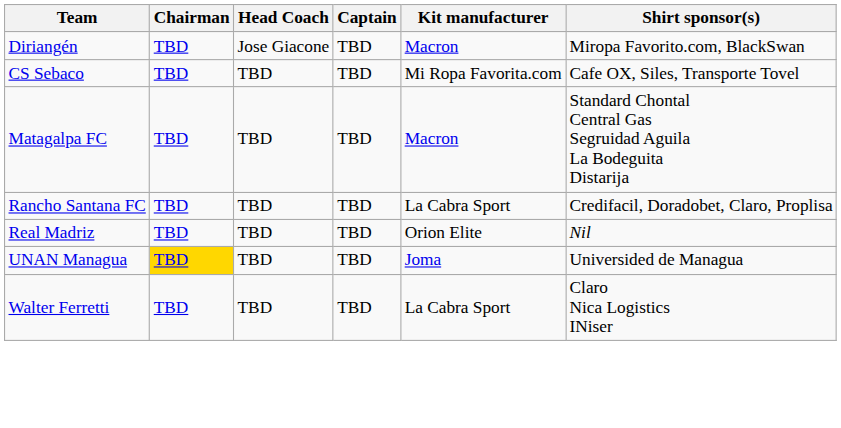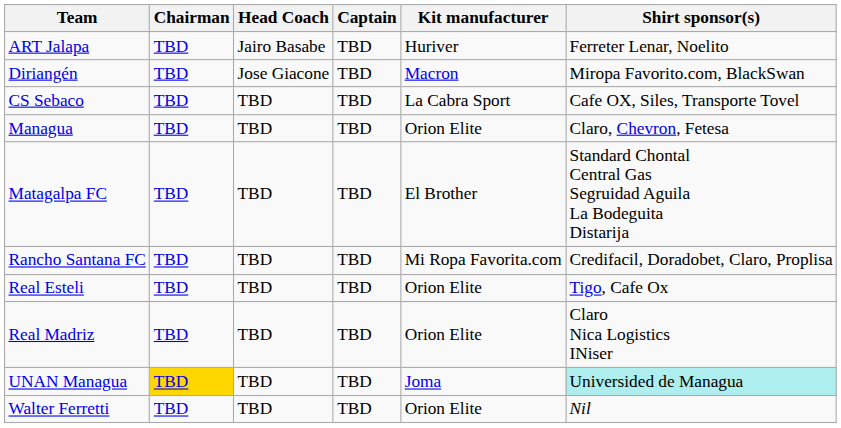+ row: (49, 45)
(483, 73) Mi Ropa Favorita.com -> (457, 100) La Cabra Sport
+ row: (41, 127)
(432, 139) Macron -> (441, 194) El Brother
(457, 205) La Cabra Sport -> (483, 260) Mi Ropa Favorita.com
+ row: (46, 287)
(580, 232) Nil -> (620, 334) Claro Nica Logistics INiser
(656, 260) no background -> (656, 381) paleturquoise background
(457, 307) La Cabra Sport -> (443, 408) Orion Elite
(620, 307) Claro Nica Logistics INiser -> (580, 408) Nil
